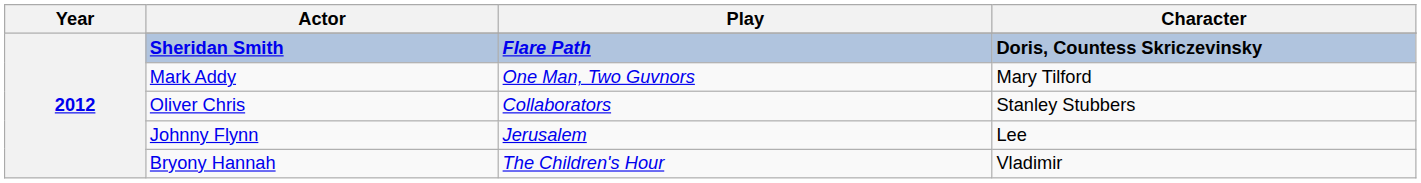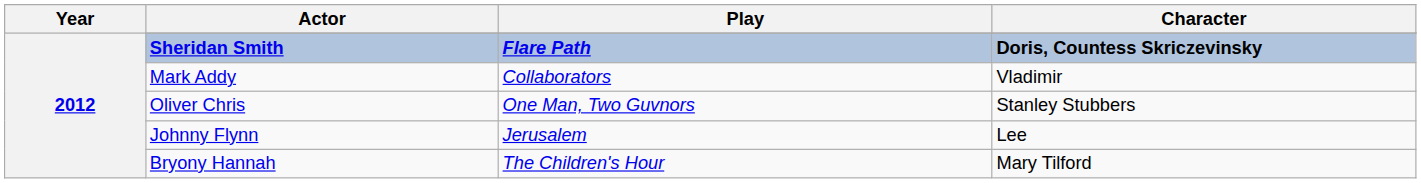(599, 76) One Man, Two Guvnors -> (557, 76) Collaborators
(1044, 76) Mary Tilford -> (1029, 76) Vladimir
(557, 105) Collaborators -> (599, 105) One Man, Two Guvnors
(1029, 163) Vladimir -> (1044, 163) Mary Tilford
